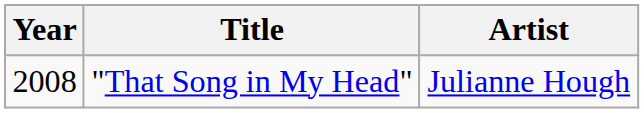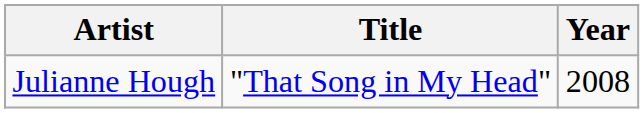columns swapped: (45, 30) <-> (529, 30)
